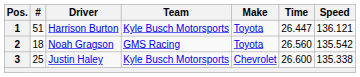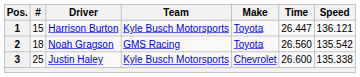(38, 28) 51 -> (38, 28) 15
